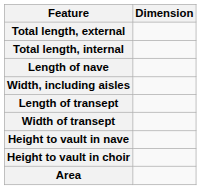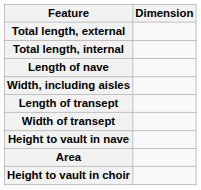rows swapped: (69, 157) <-> (69, 175)
